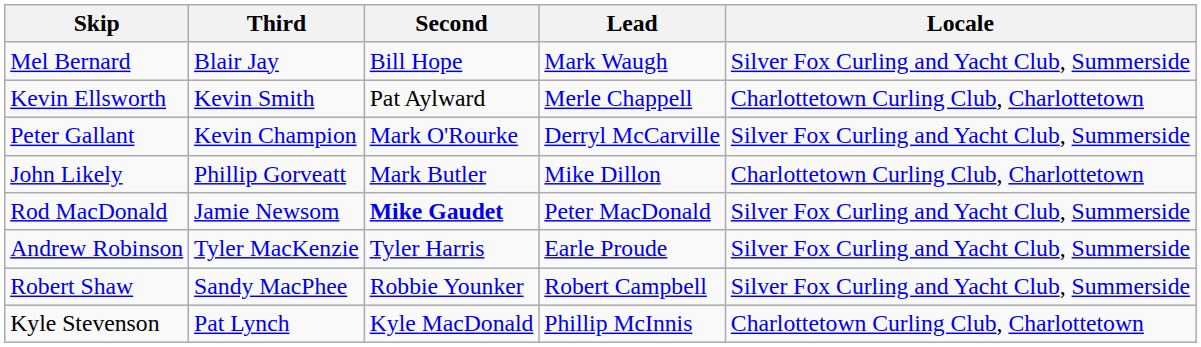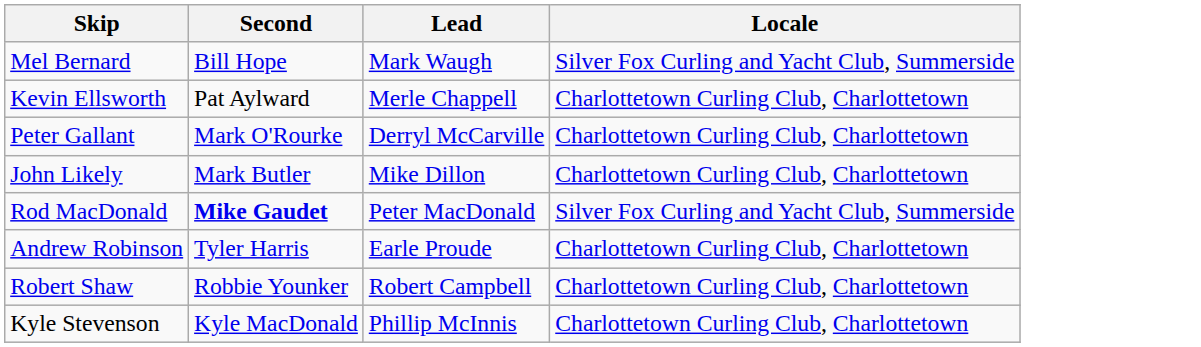- column: (276, 23)
(960, 135) Silver Fox Curling and Yacht Club, Summerside -> (762, 135) Charlottetown Curling Club, Charlottetown
(960, 248) Silver Fox Curling and Yacht Club, Summerside -> (762, 248) Charlottetown Curling Club, Charlottetown
(960, 286) Silver Fox Curling and Yacht Club, Summerside -> (762, 286) Charlottetown Curling Club, Charlottetown
